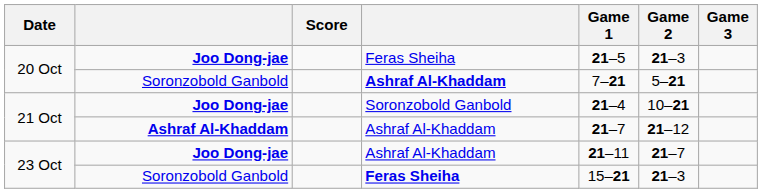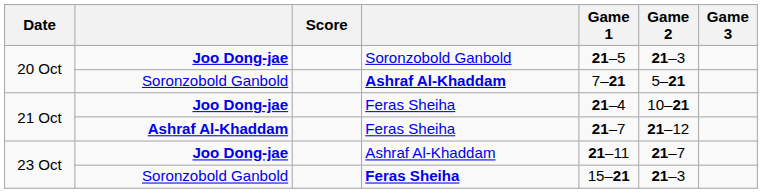(410, 58) Feras Sheiha -> (438, 58) Soronzobold Ganbold
(438, 105) Soronzobold Ganbold -> (410, 105) Feras Sheiha
(430, 129) Ashraf Al-Khaddam -> (410, 129) Feras Sheiha
